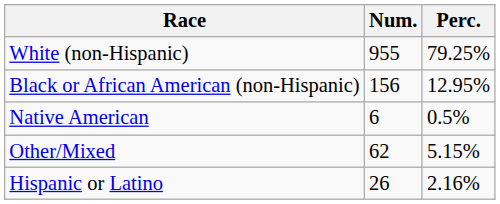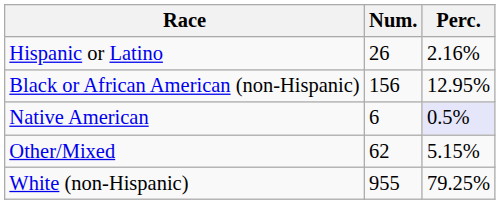rows swapped: (99, 53) <-> (86, 183)
(448, 118) no background -> (448, 118) lavender background
